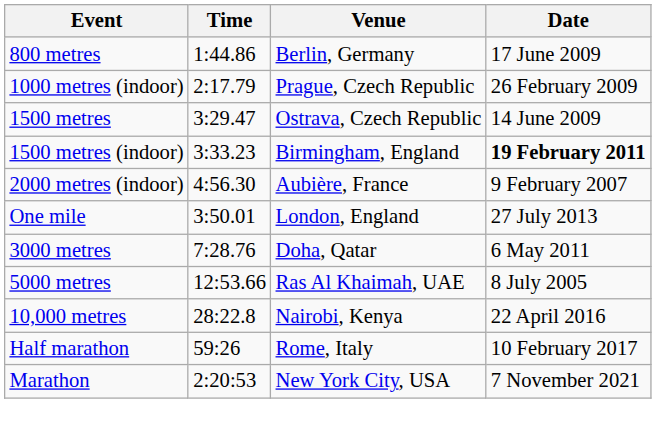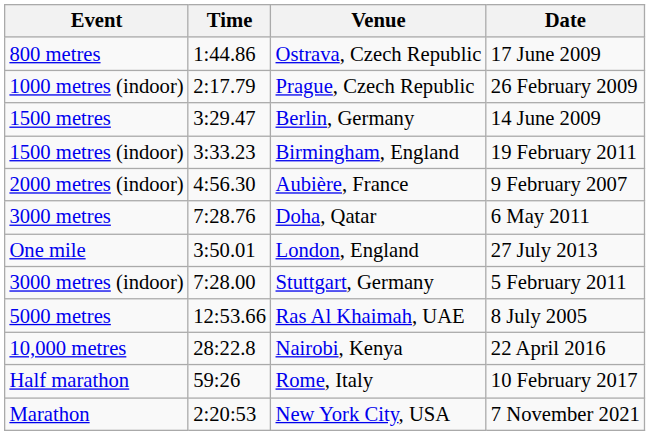(345, 53) Berlin, Germany -> (378, 53) Ostrava, Czech Republic
(378, 119) Ostrava, Czech Republic -> (345, 119) Berlin, Germany
(568, 151) bold -> (564, 151) normal
rows swapped: (48, 217) <-> (60, 250)
+ row: (97, 282)
